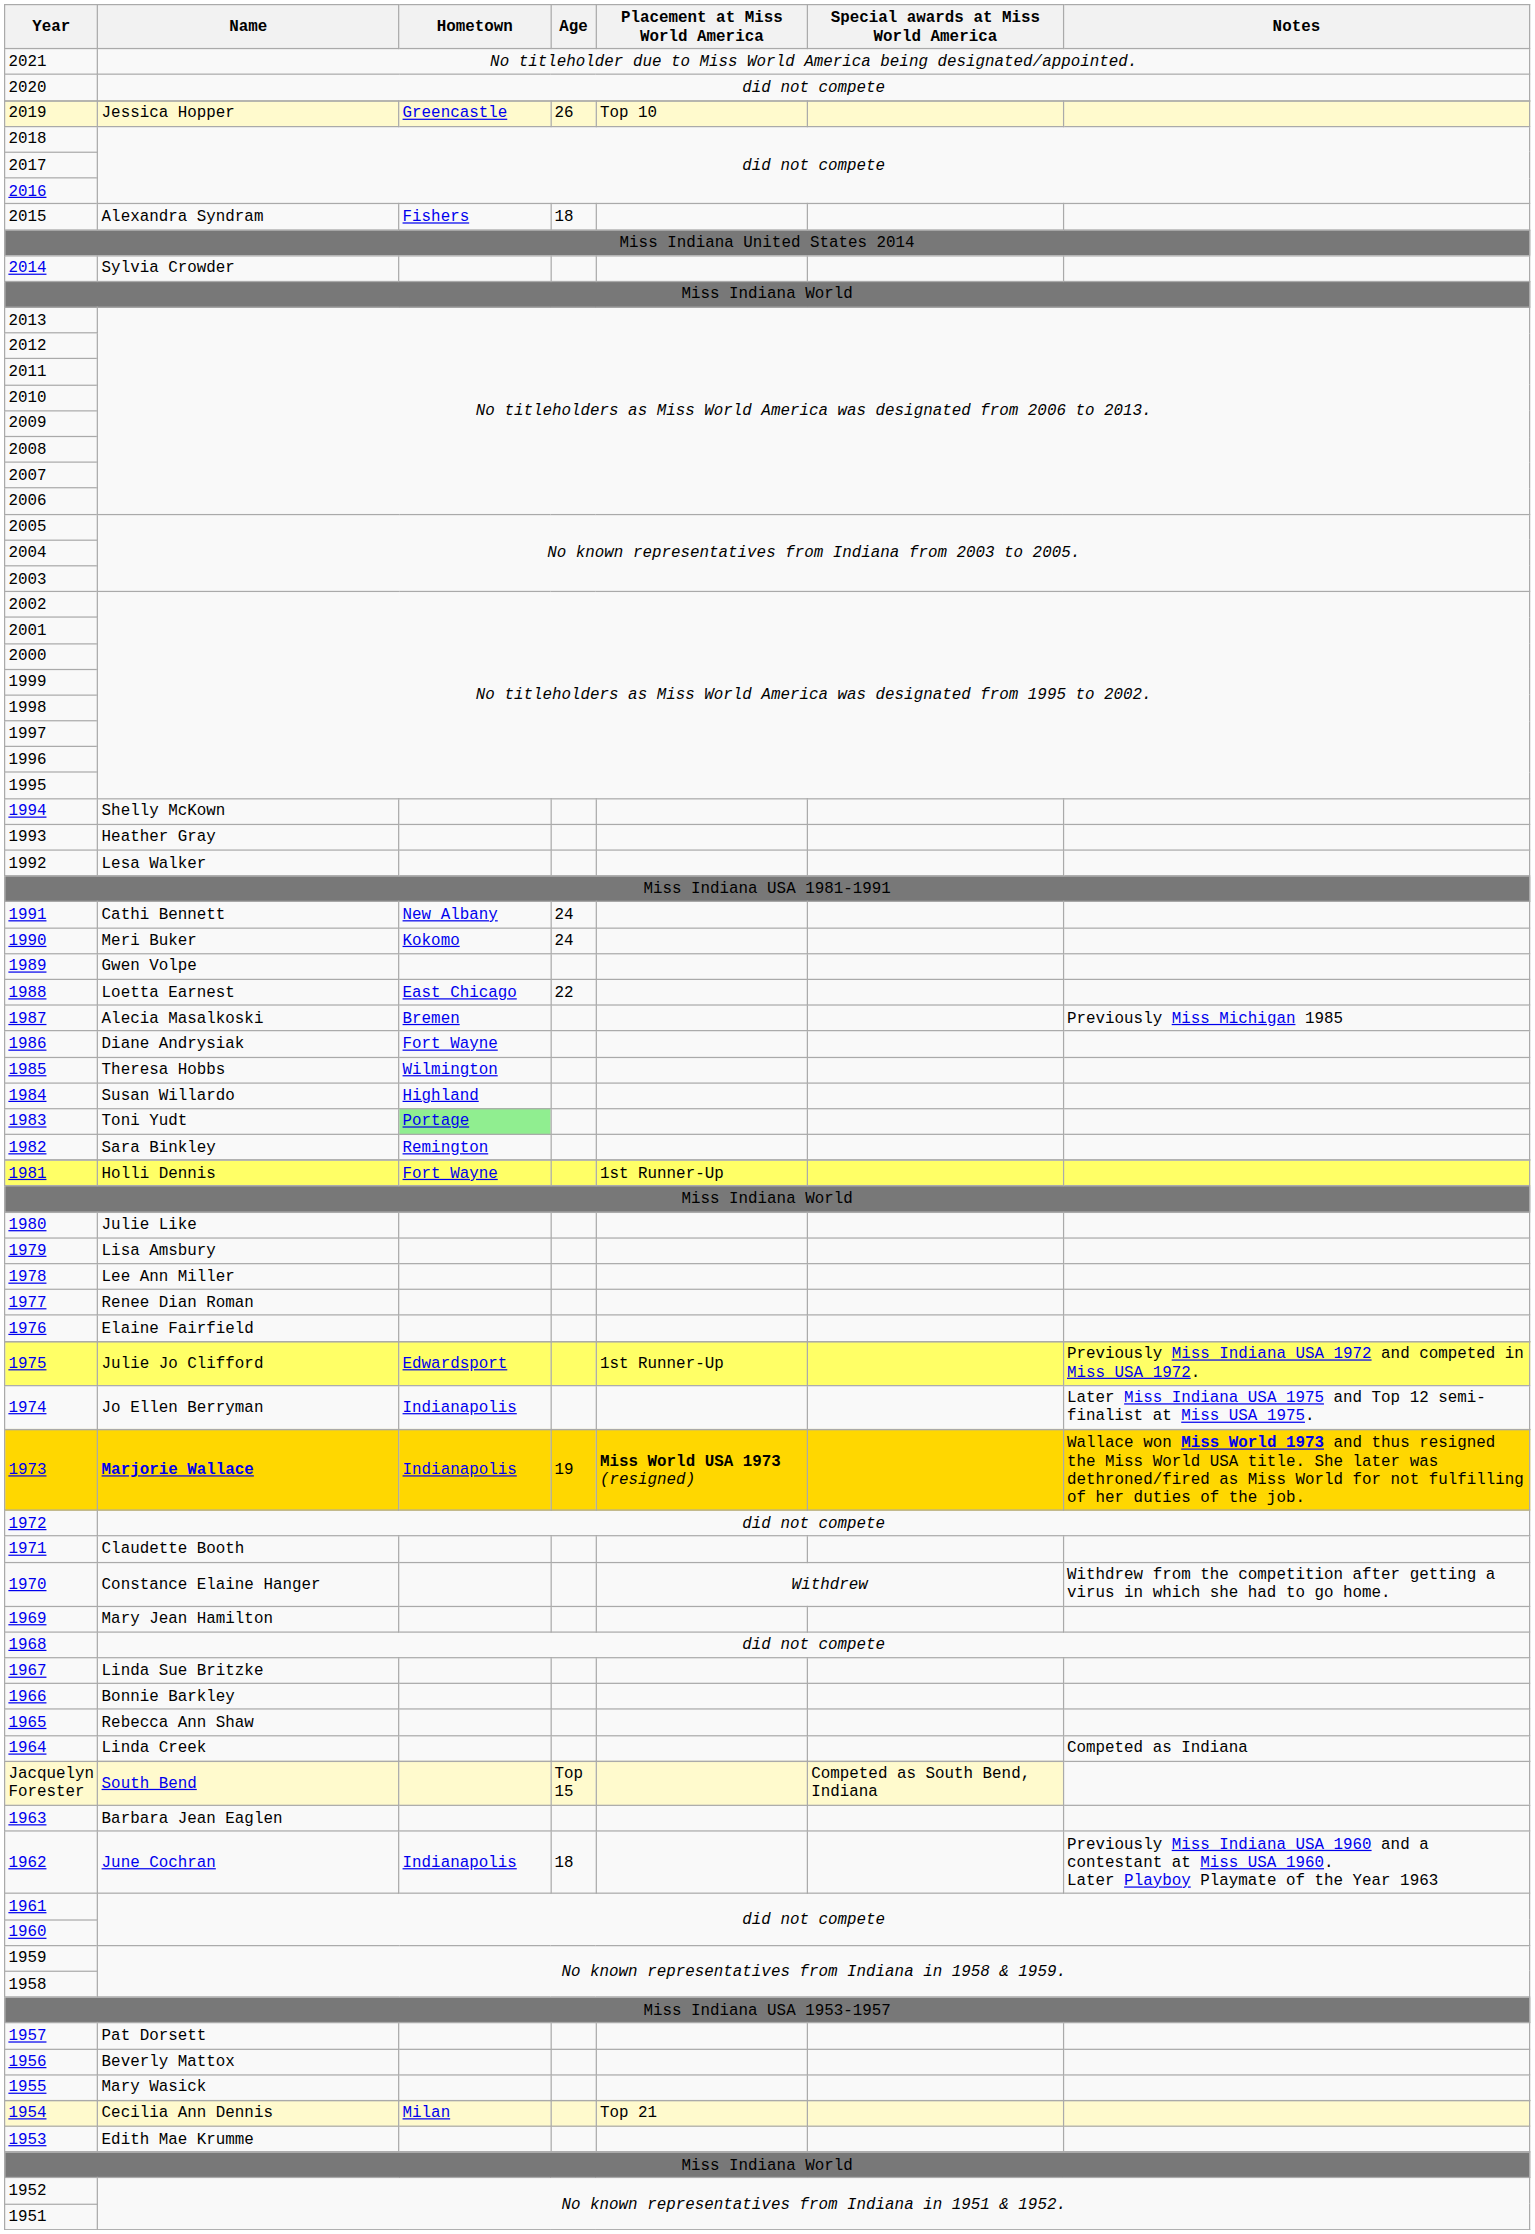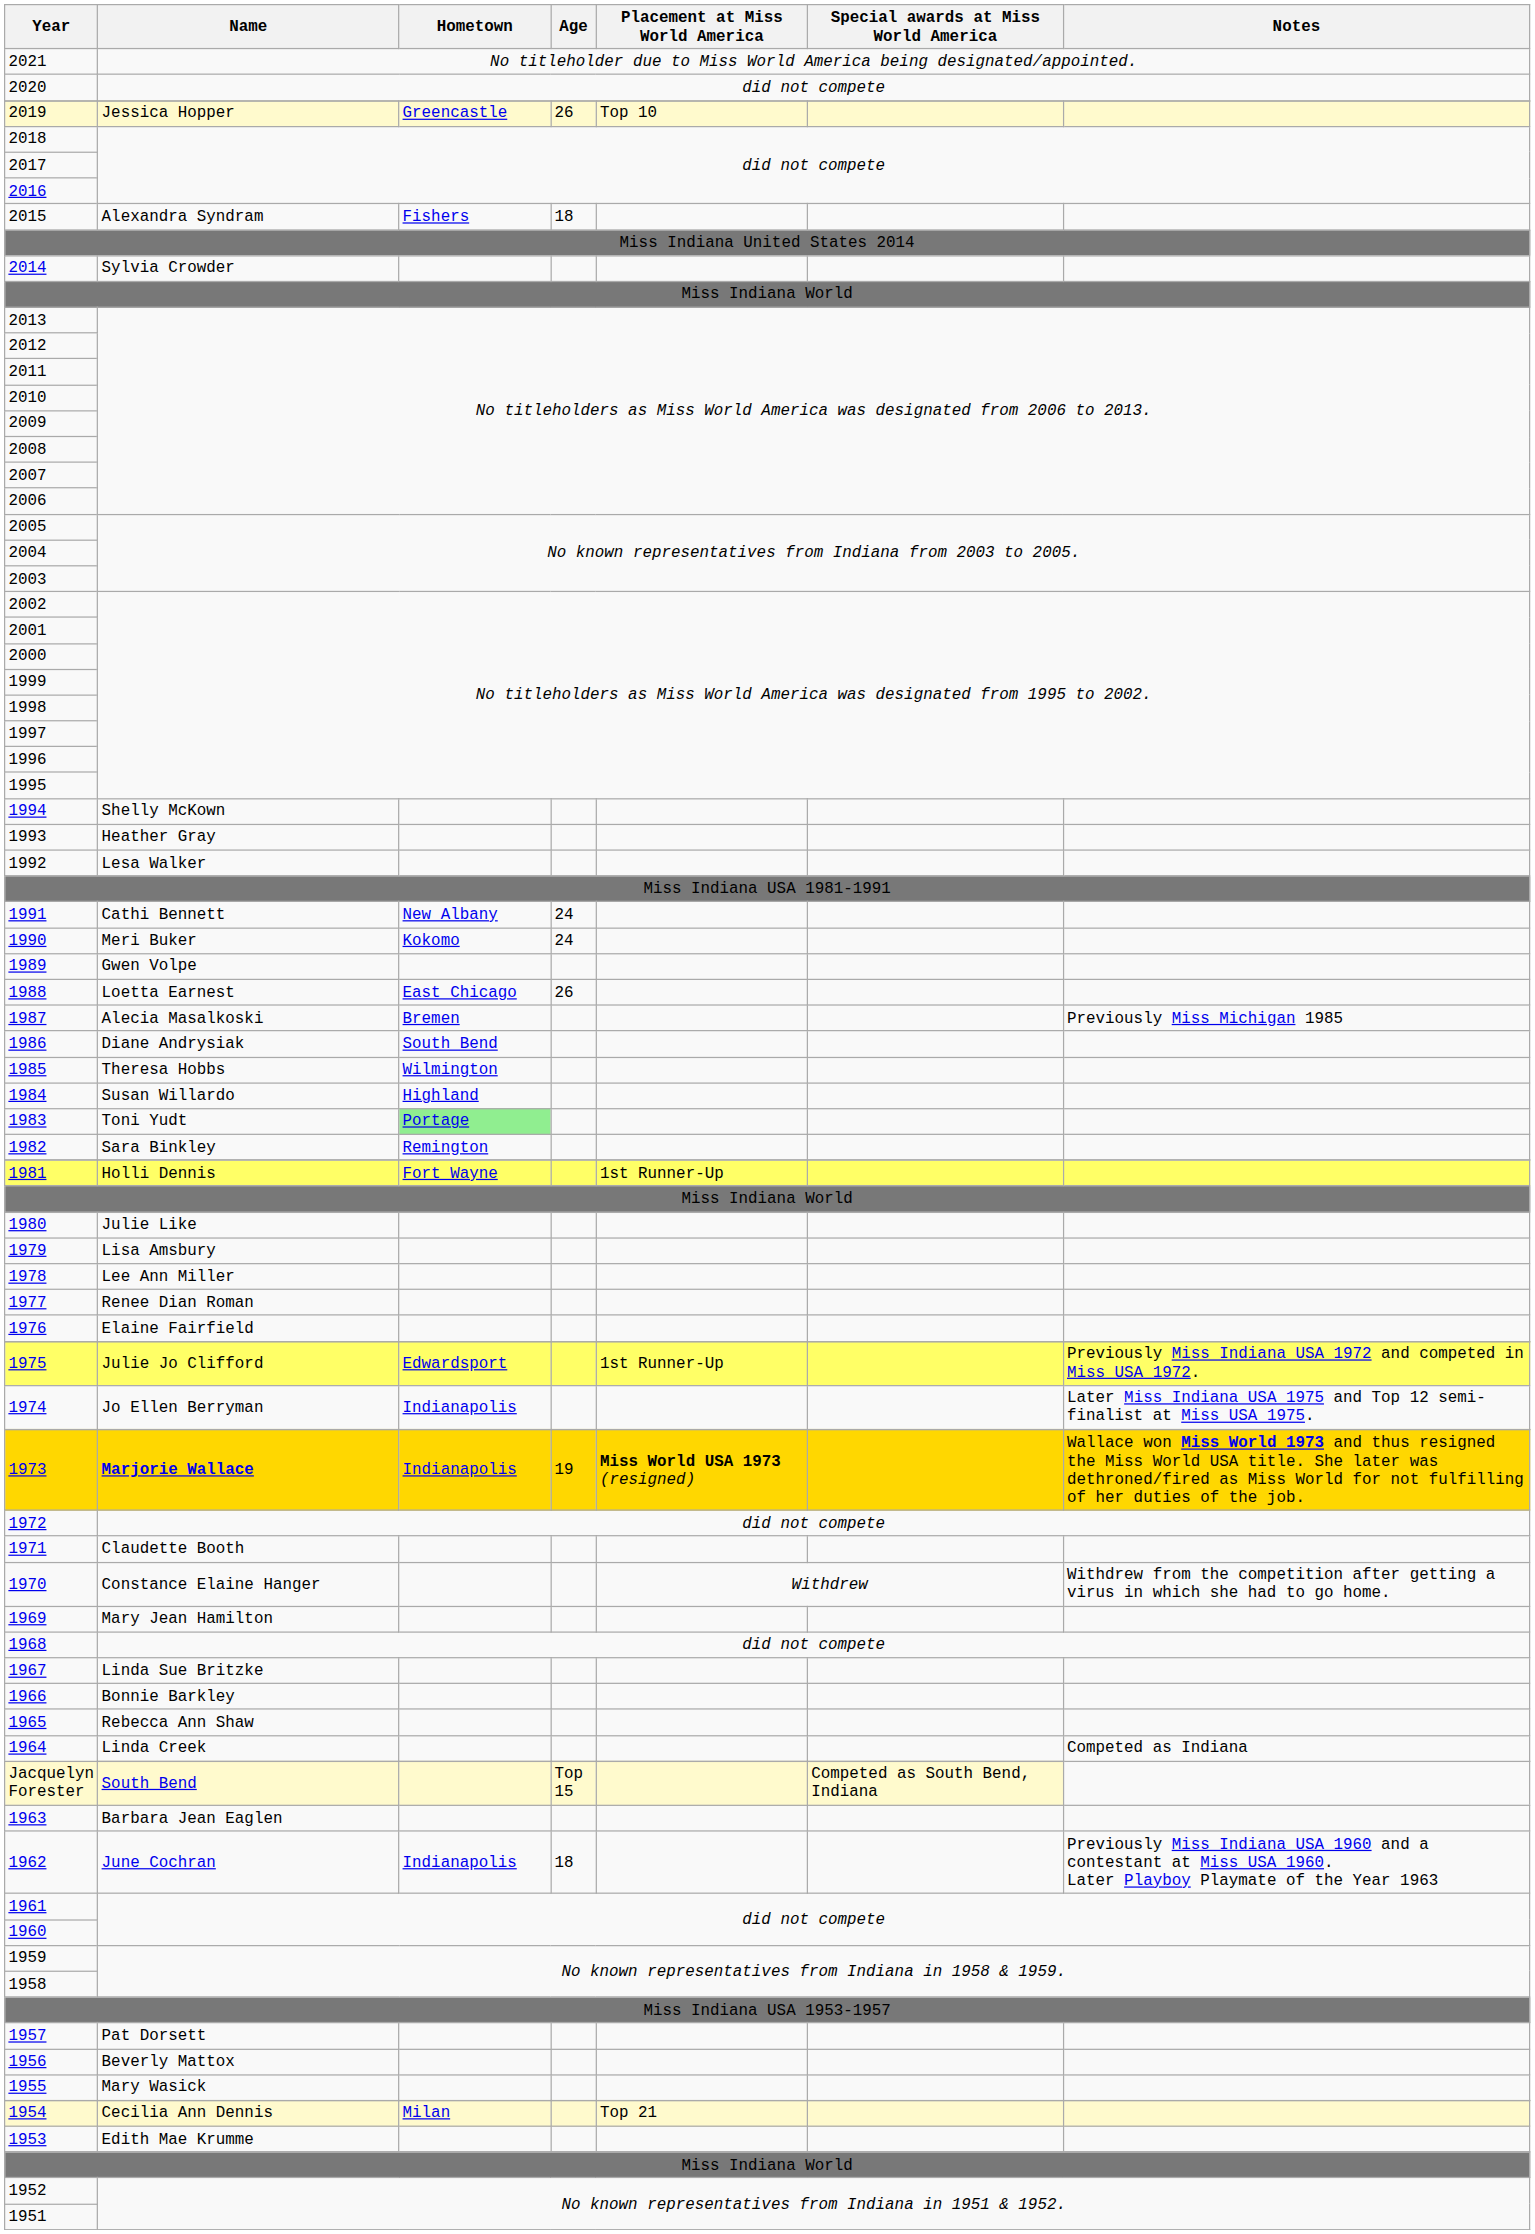(564, 992) 22 -> (564, 992) 26
(450, 1044) Fort Wayne -> (450, 1044) South Bend
